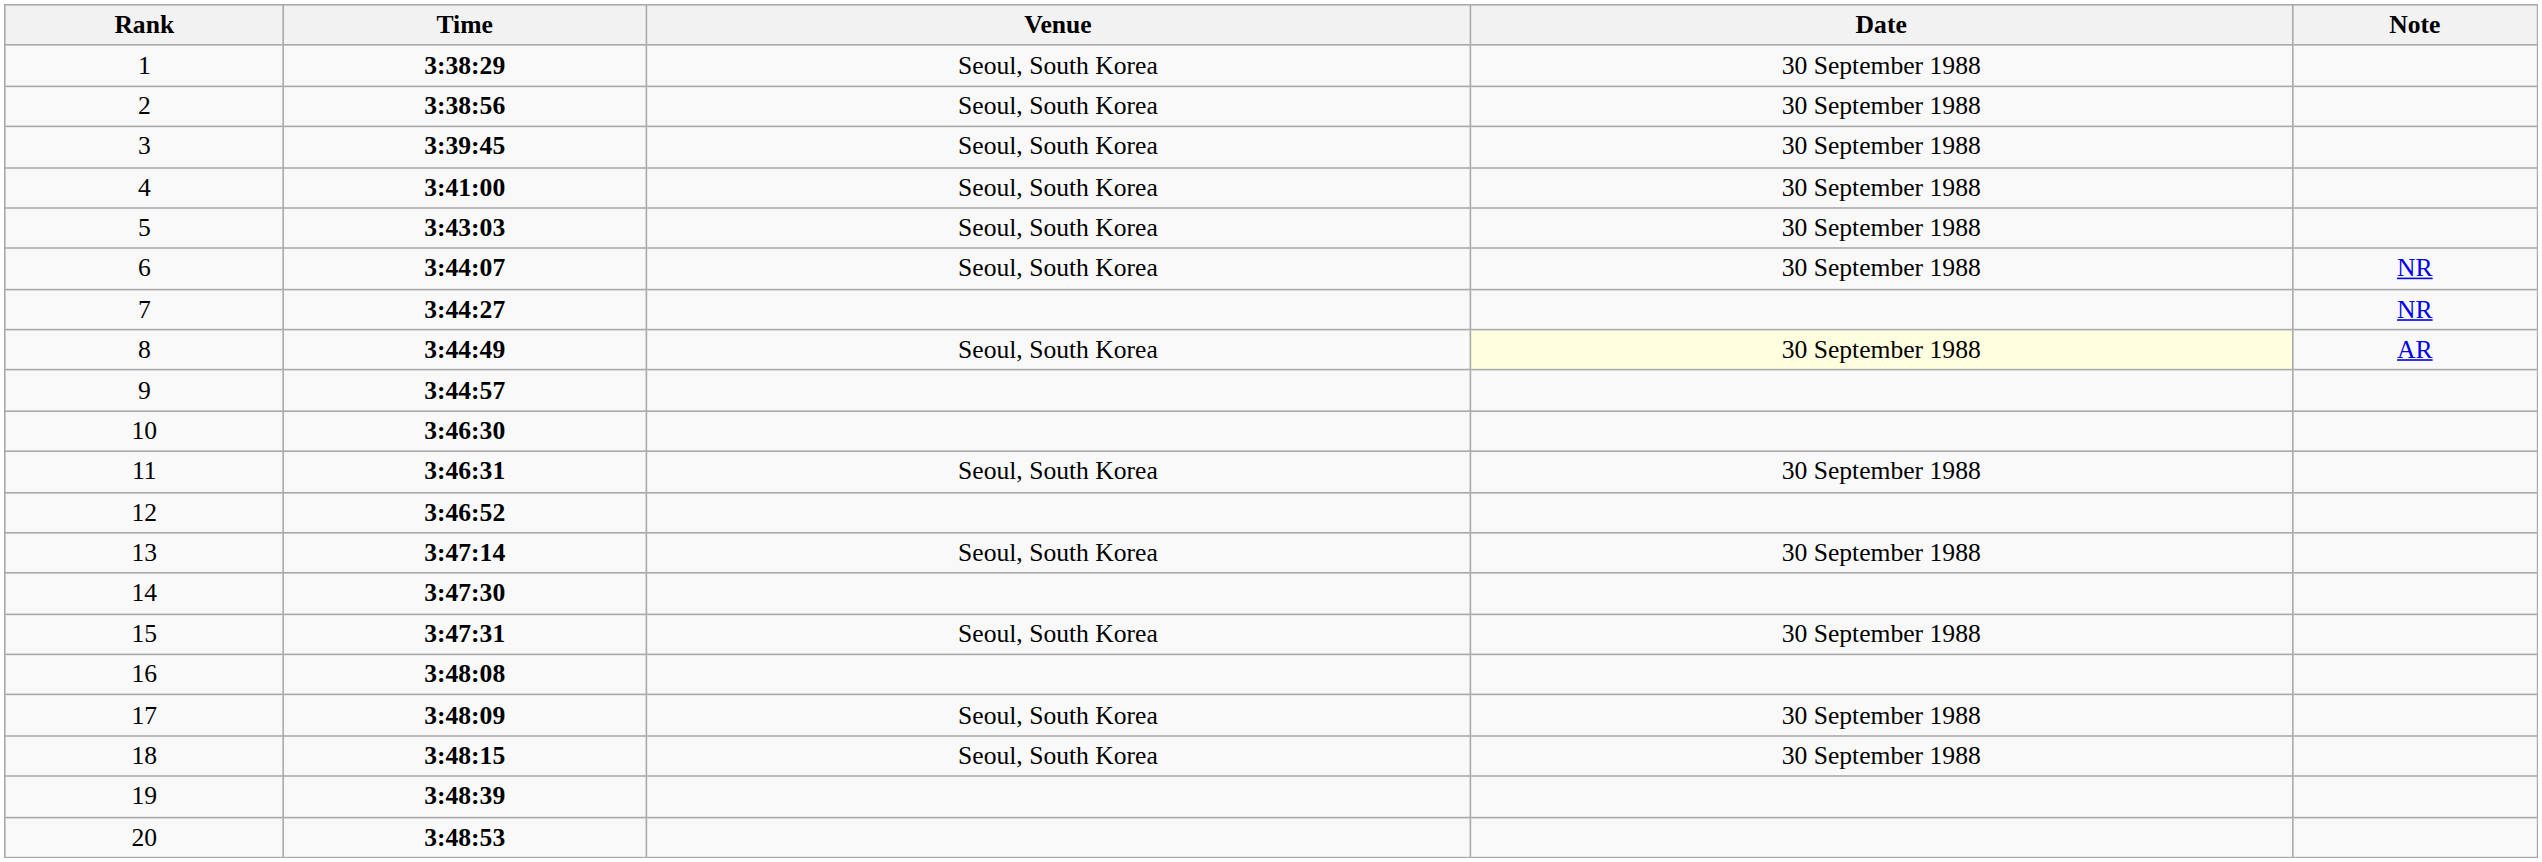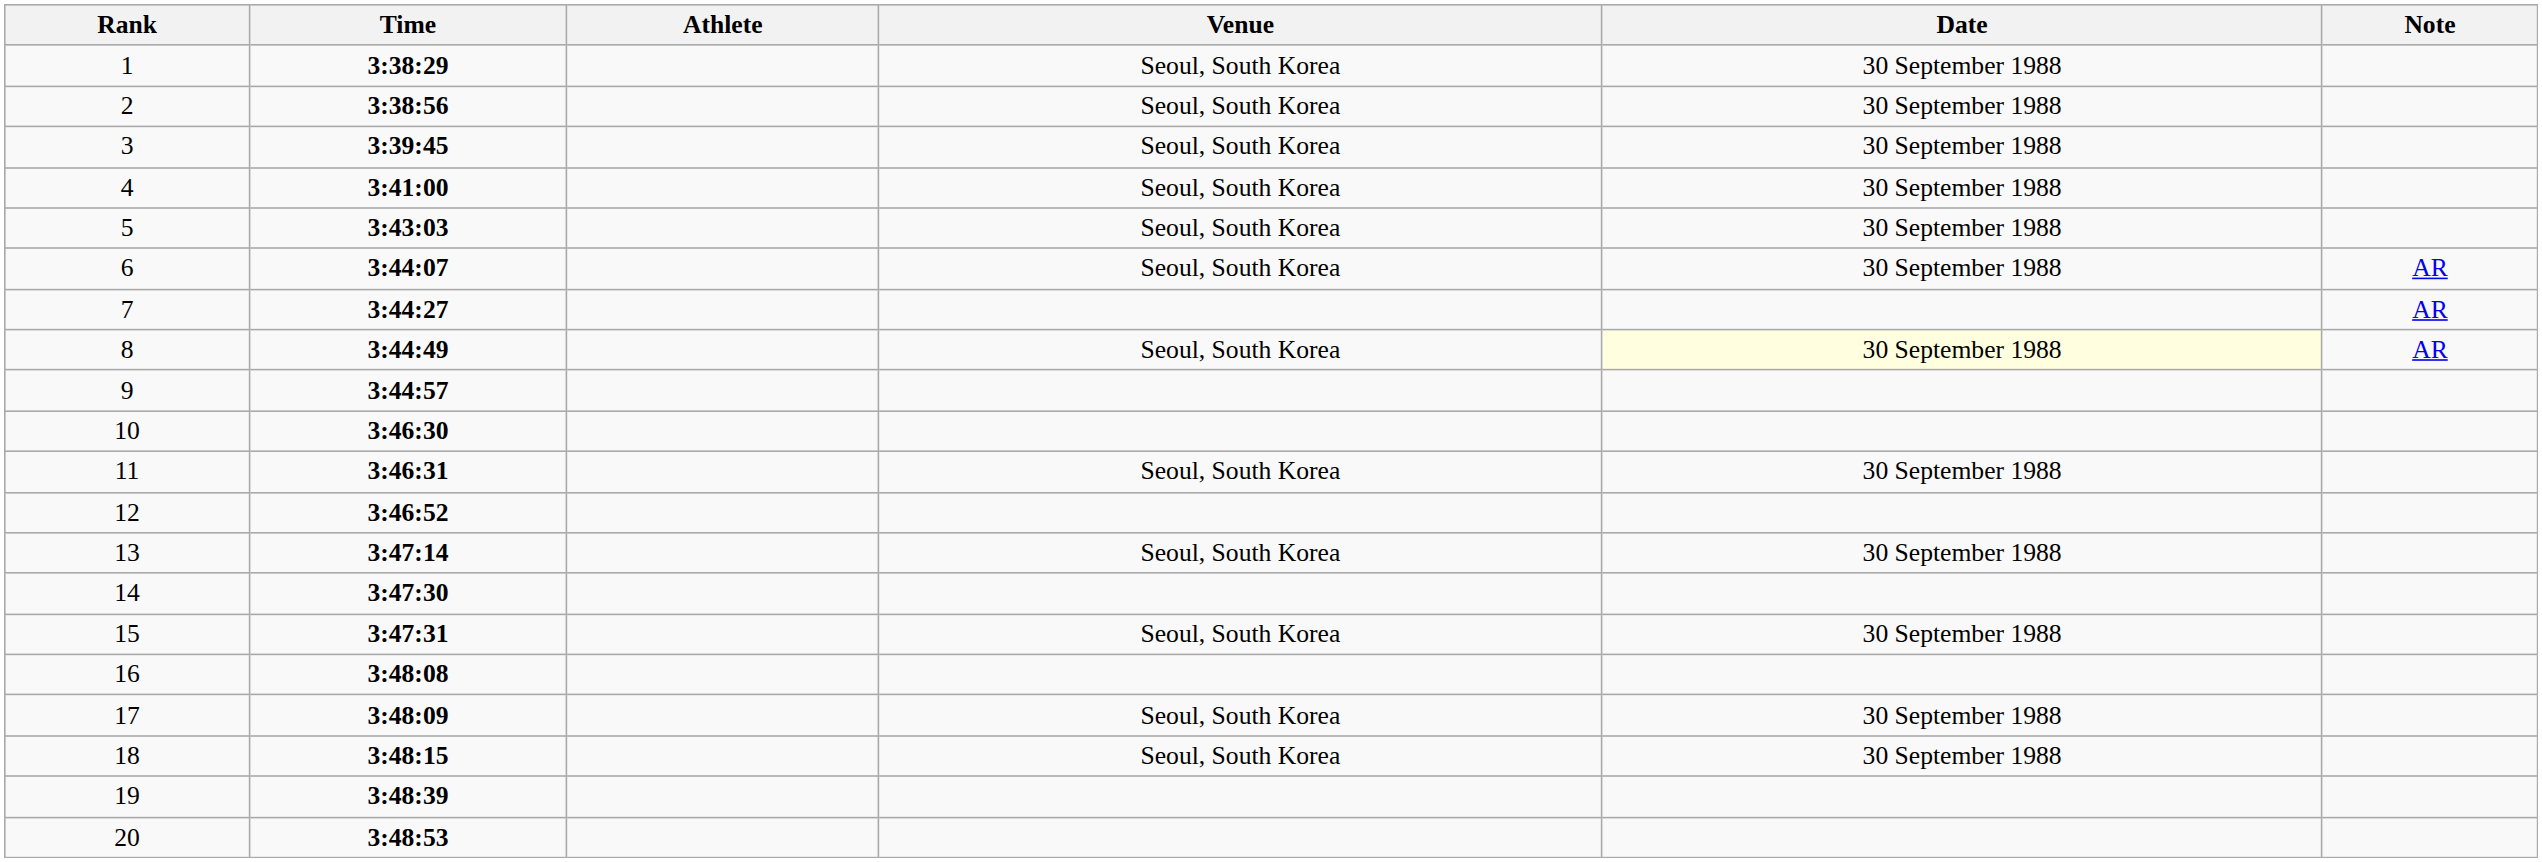+ column: (723, 24)
(2415, 268) NR -> (2430, 268) AR
(2415, 308) NR -> (2430, 308) AR
